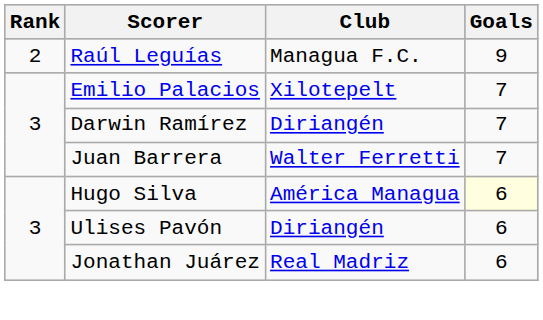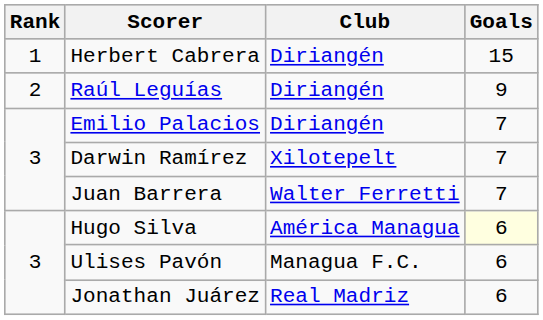+ row: (165, 56)
(346, 56) Managua F.C. -> (327, 91) Diriangén
(333, 91) Xilotepelt -> (327, 125) Diriangén
(327, 125) Diriangén -> (333, 159) Xilotepelt
(327, 228) Diriangén -> (346, 262) Managua F.C.
